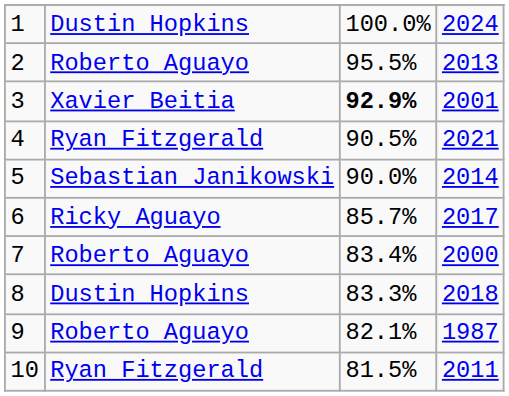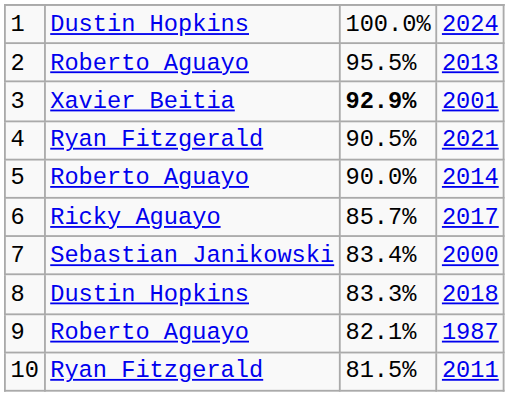(192, 178) Sebastian Janikowski -> (150, 178) Roberto Aguayo
(150, 256) Roberto Aguayo -> (192, 256) Sebastian Janikowski
